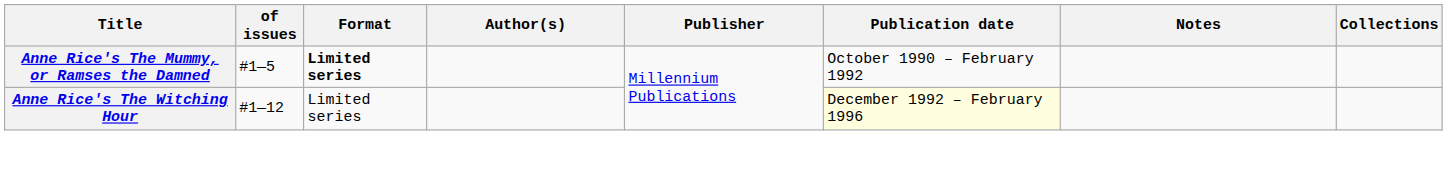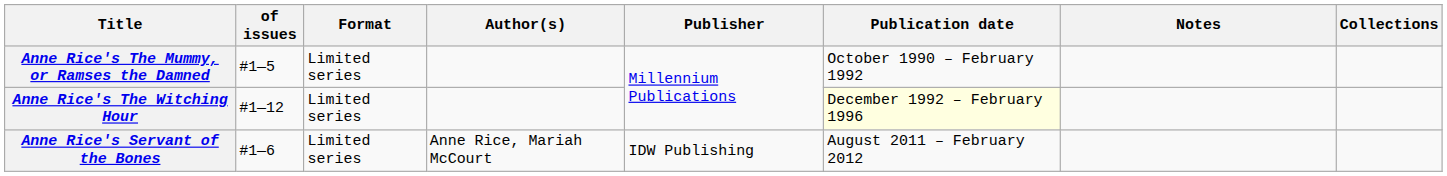(339, 67) bold -> (339, 67) normal
+ row: (120, 150)
